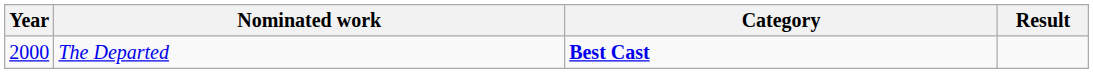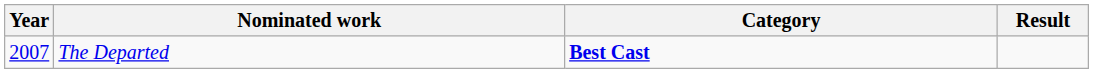(29, 52) 2000 -> (29, 52) 2007
